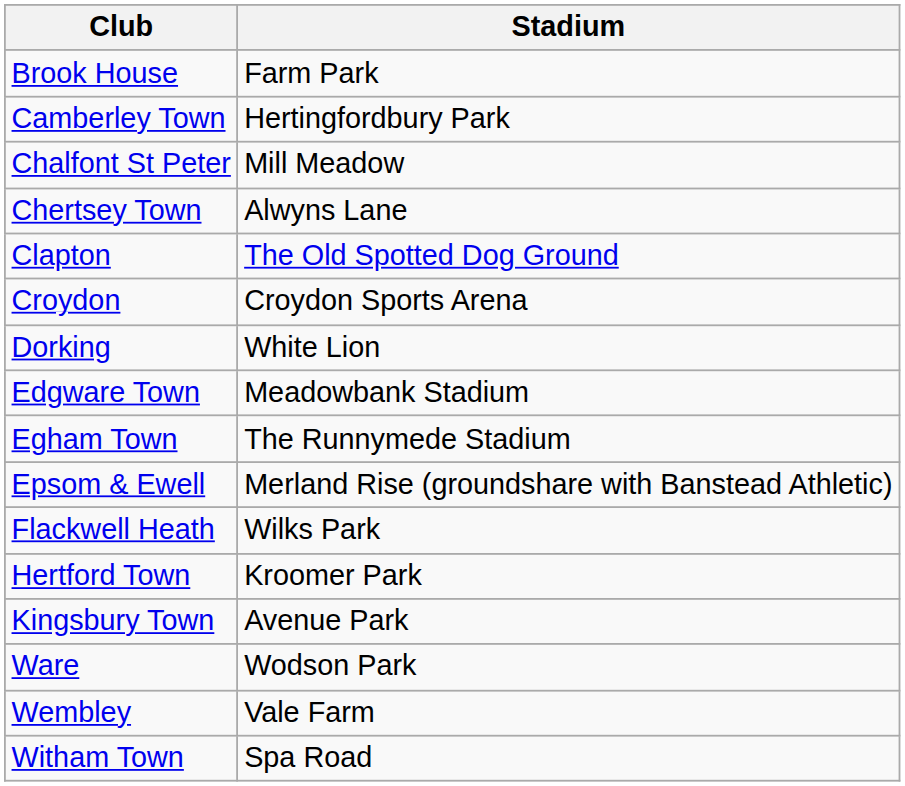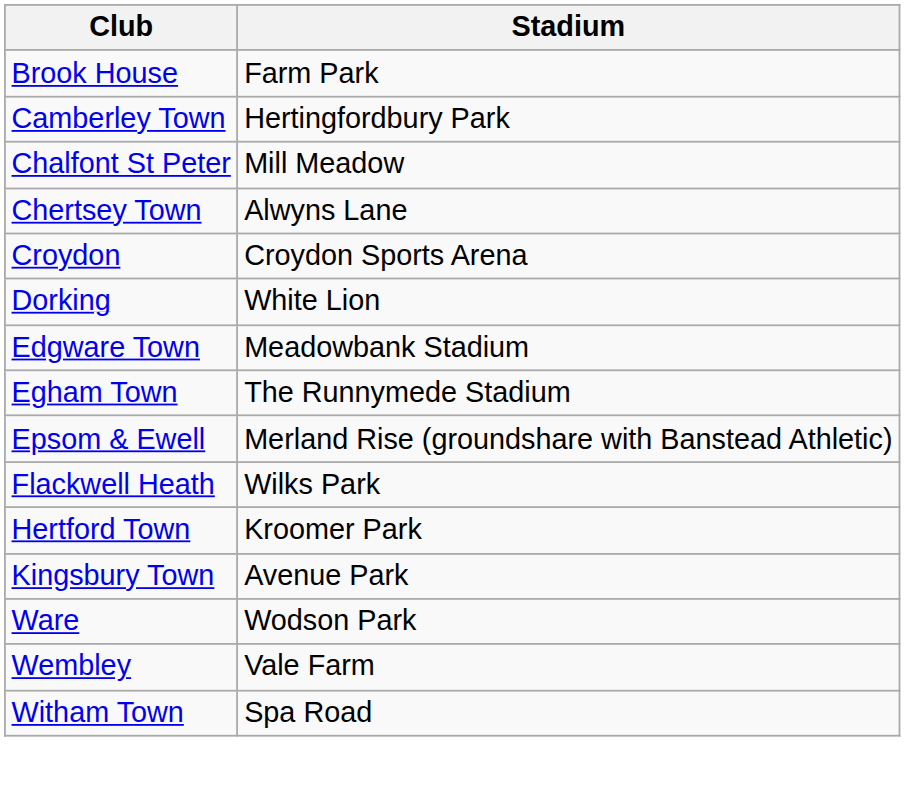- row: (61, 255)
